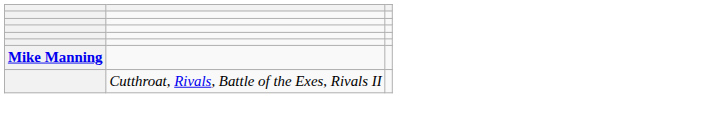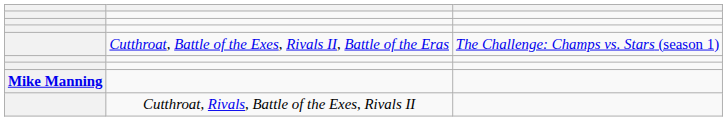+ row: (55, 44)
